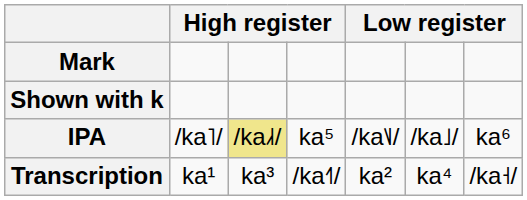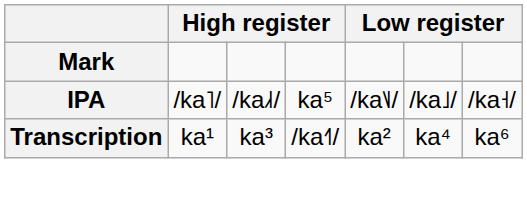- row: (87, 99)
(258, 137) khaki background -> (256, 99) no background
(493, 137) ka⁶ -> (492, 99) /ka˧/
(493, 175) /ka˧/ -> (492, 137) ka⁶
